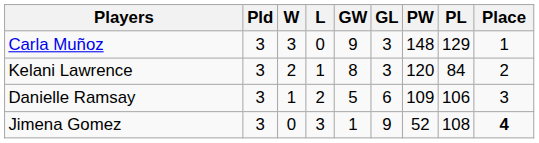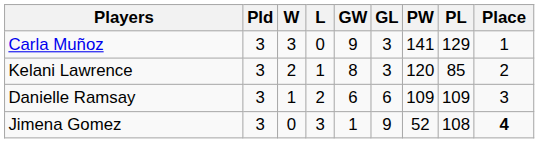(420, 44) 148 -> (420, 44) 141
(456, 71) 84 -> (456, 71) 85
(353, 97) 5 -> (353, 97) 6
(456, 97) 106 -> (456, 97) 109
